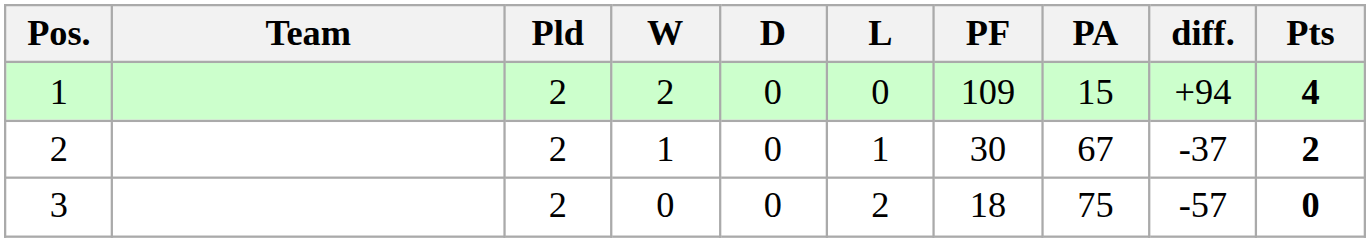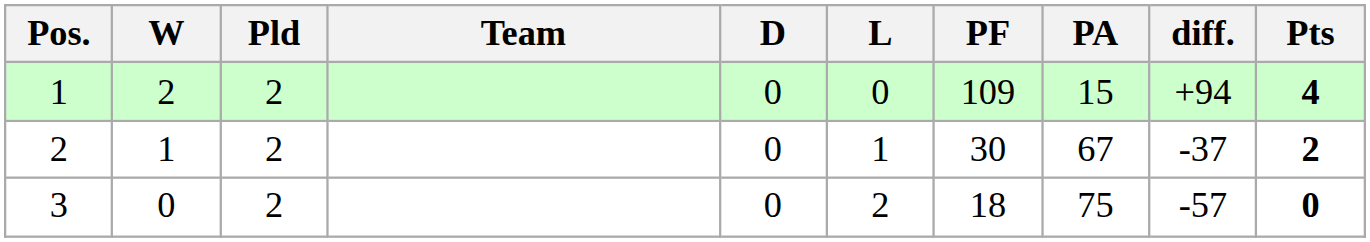columns swapped: (308, 33) <-> (665, 33)
